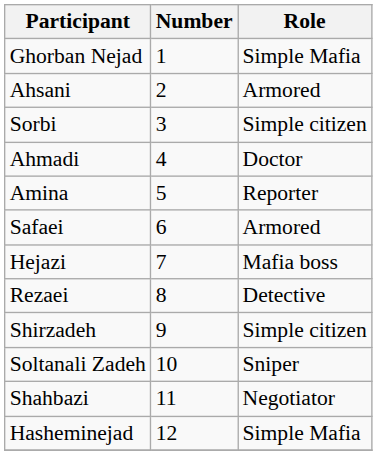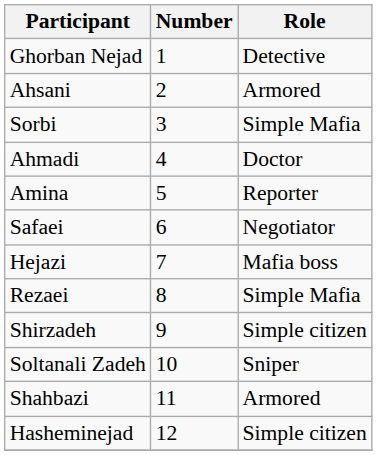(302, 55) Simple Mafia -> (284, 55) Detective
(305, 124) Simple citizen -> (302, 124) Simple Mafia
(282, 227) Armored -> (289, 227) Negotiator
(284, 295) Detective -> (302, 295) Simple Mafia
(289, 398) Negotiator -> (282, 398) Armored
(302, 432) Simple Mafia -> (305, 432) Simple citizen
